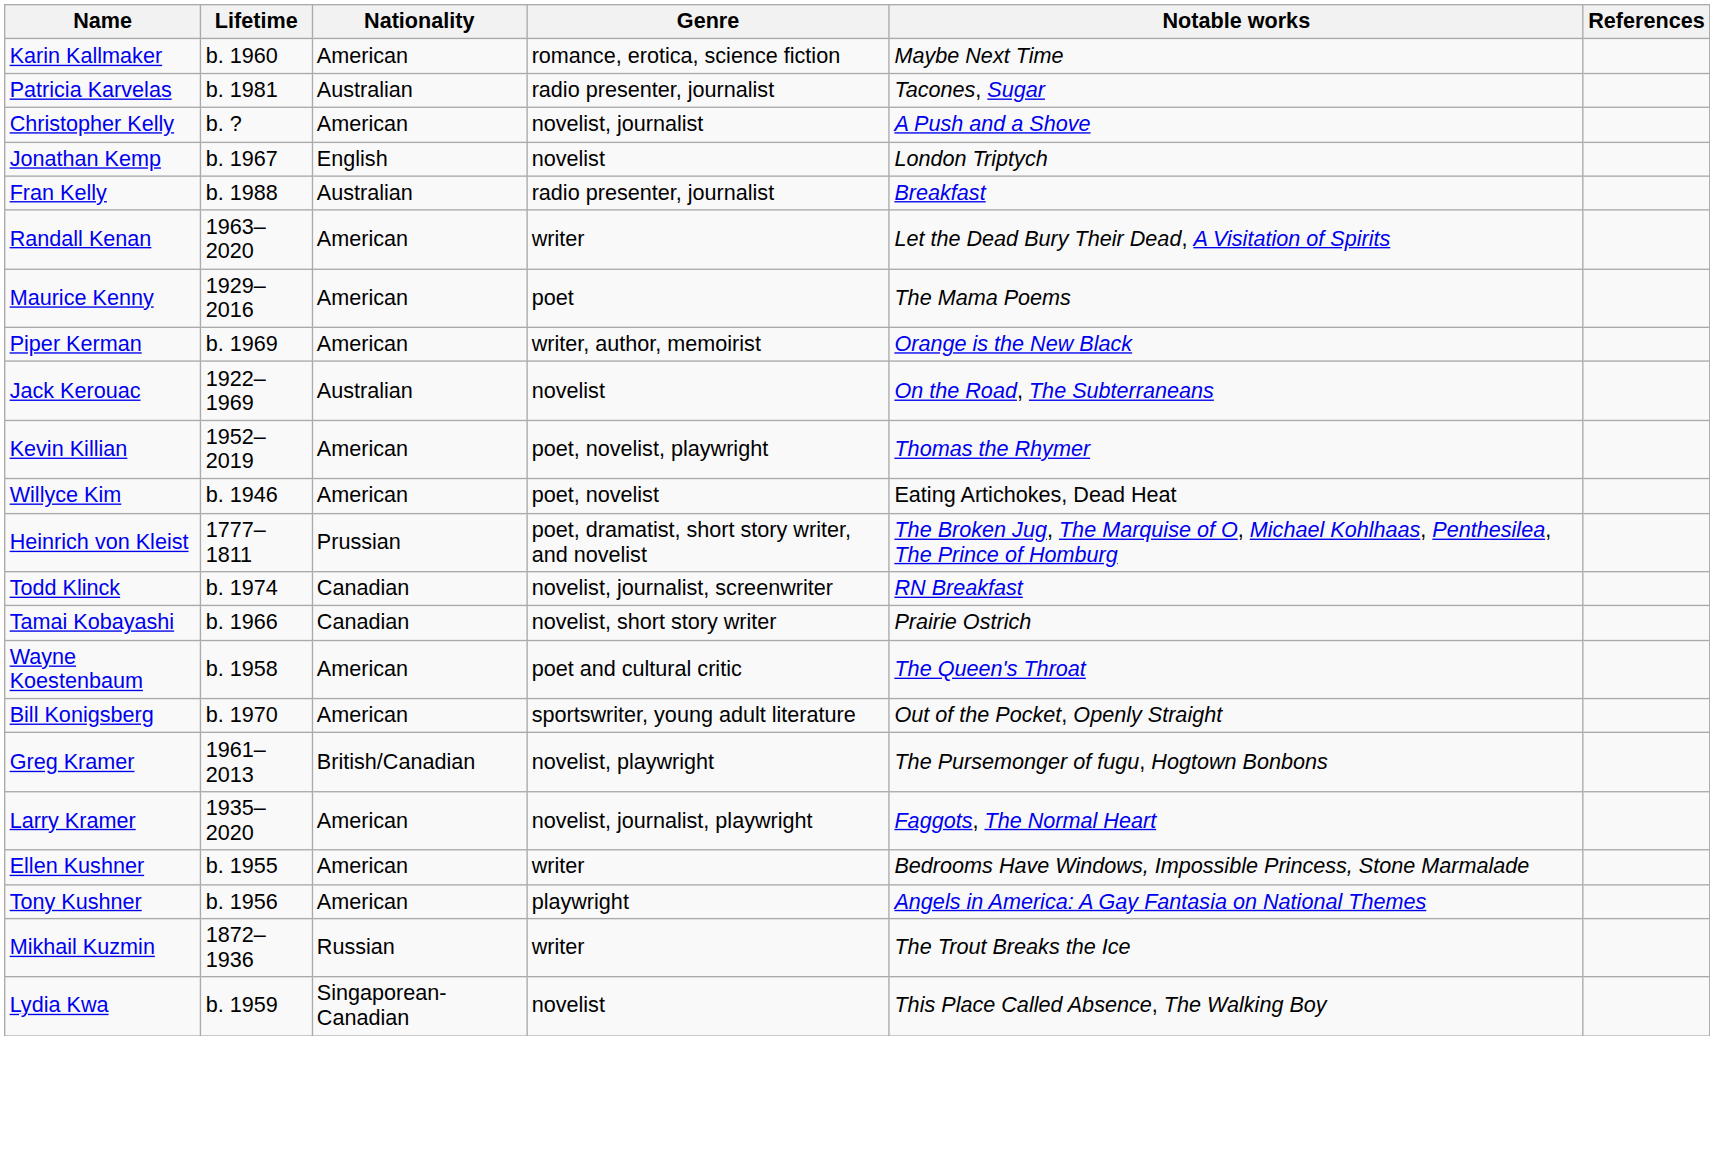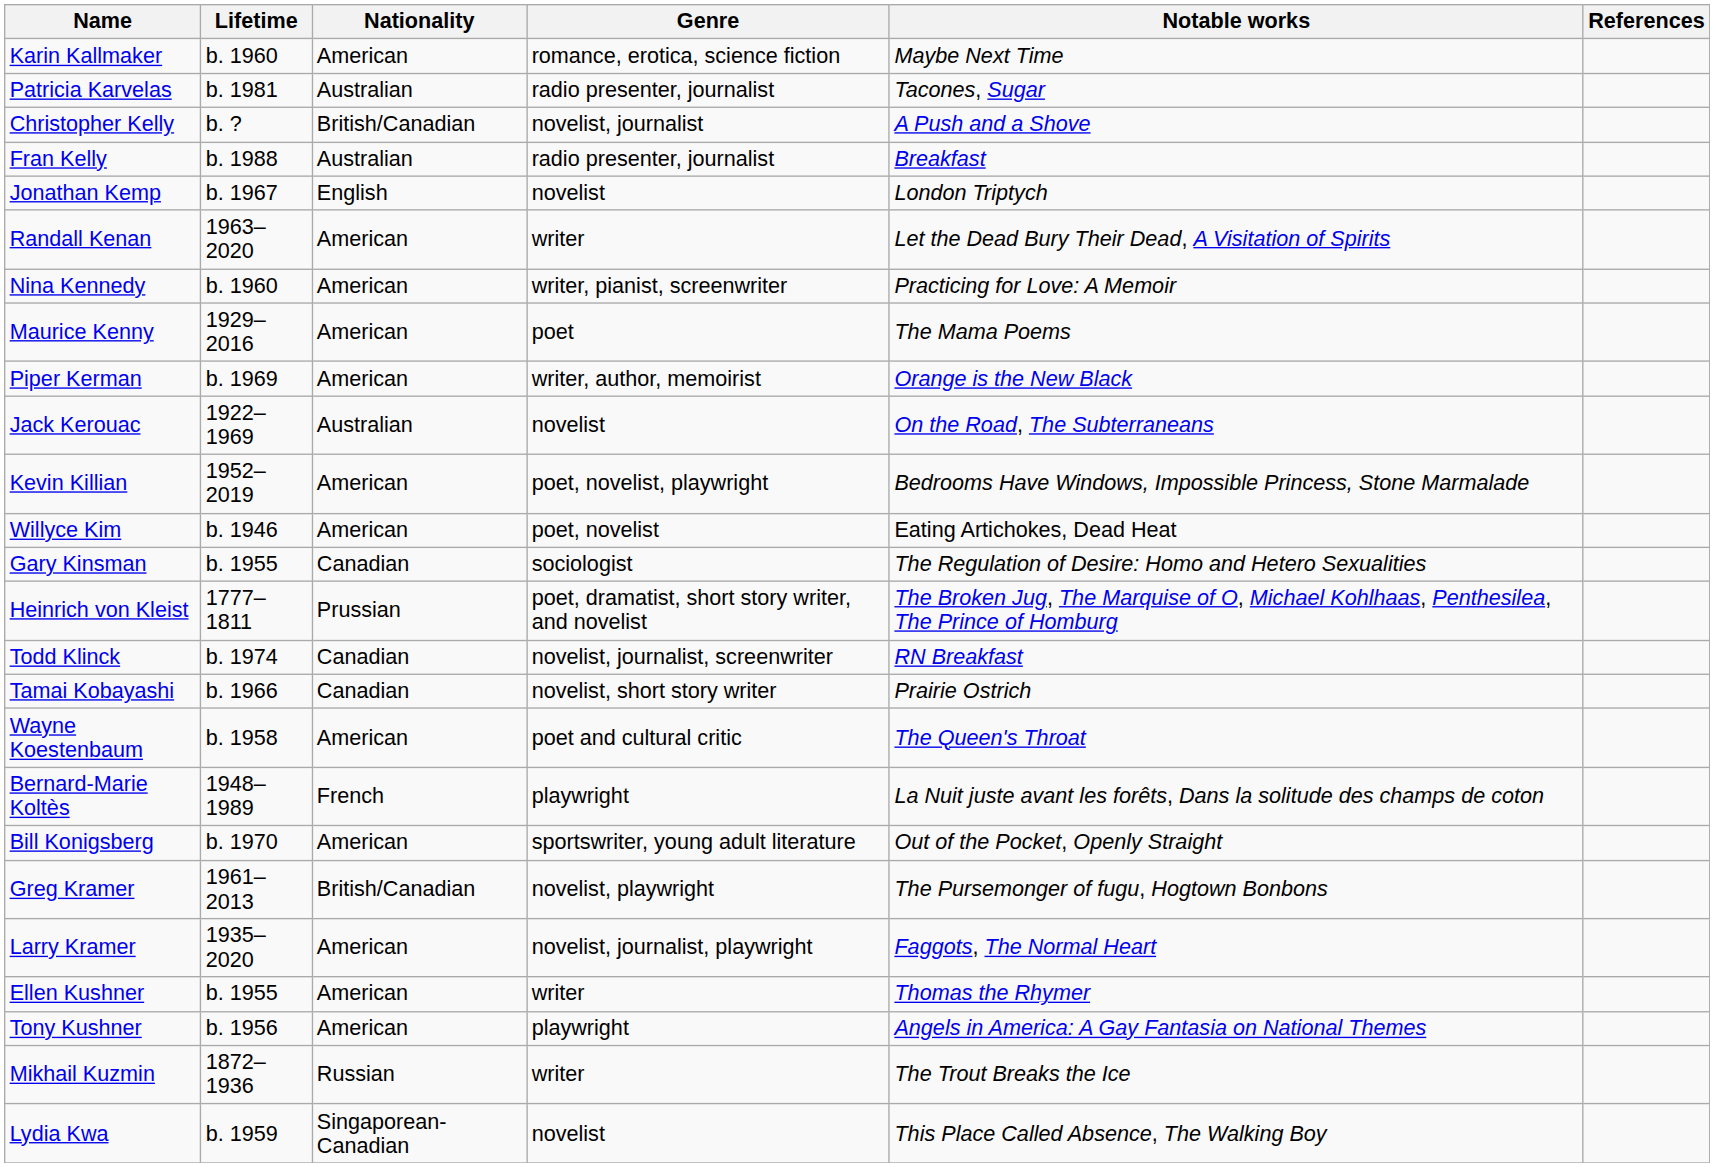(362, 124) American -> (396, 124) British/Canadian
rows swapped: (58, 192) <-> (85, 158)
+ row: (78, 285)
(992, 449) Thomas the Rhymer -> (1212, 483) Bedrooms Have Windows, Impossible Princess, Stone Marmalade
+ row: (78, 564)
+ row: (79, 796)
(1212, 866) Bedrooms Have Windows, Impossible Princess, Stone Marmalade -> (992, 993) Thomas the Rhymer
